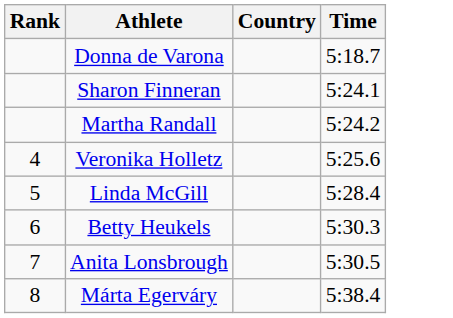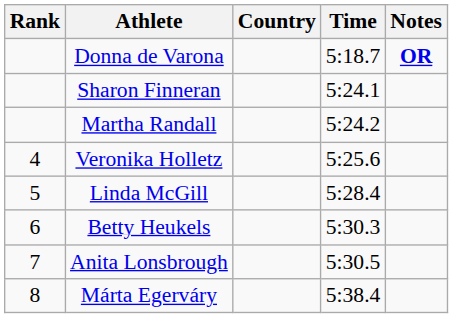+ column: (416, 21)
